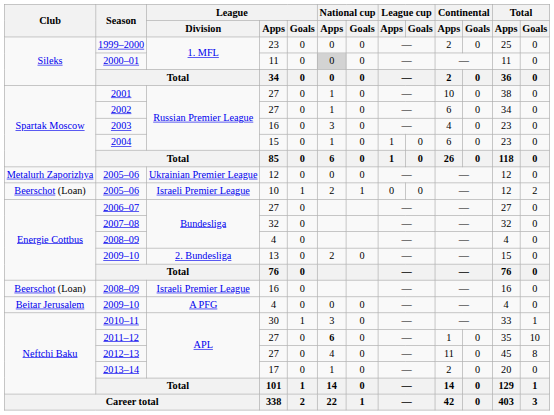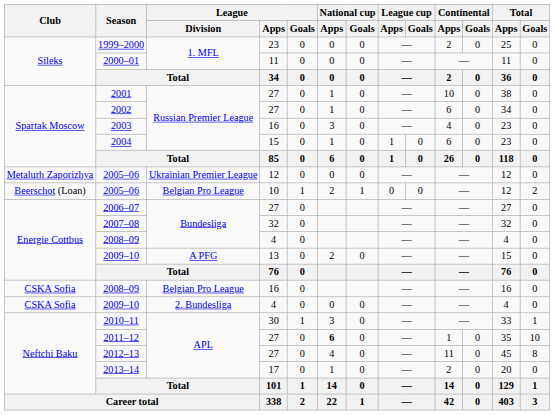(332, 61) lightgrey background -> (332, 61) no background
(203, 191) Israeli Premier League -> (203, 191) Belgian Pro League
(203, 256) 2. Bundesliga -> (203, 256) A PFG
(50, 288) Beerschot (Loan) -> (50, 288) CSKA Sofia
(203, 288) Israeli Premier League -> (203, 288) Belgian Pro League
(50, 304) Beitar Jerusalem -> (50, 304) CSKA Sofia
(203, 304) A PFG -> (203, 304) 2. Bundesliga
